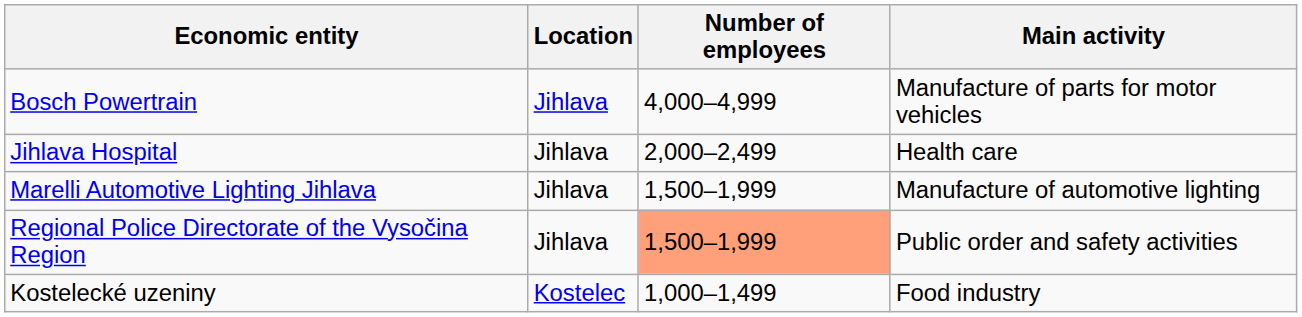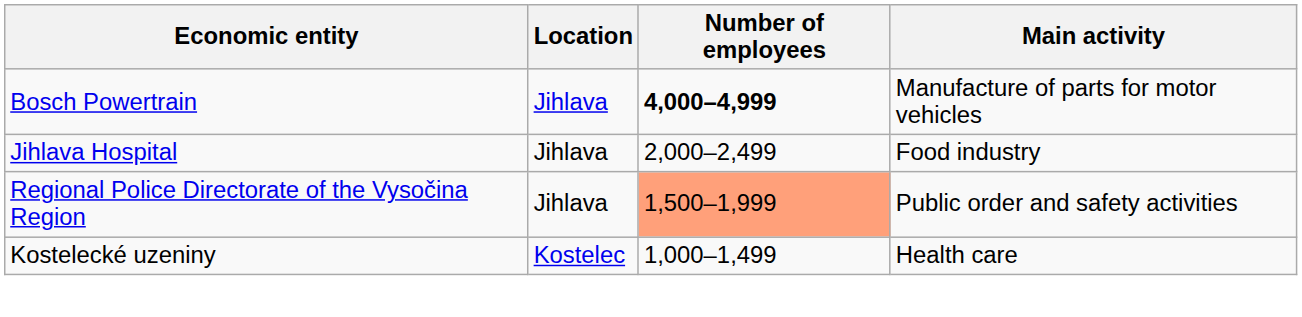(710, 101) normal -> (710, 101) bold
(957, 152) Health care -> (968, 152) Food industry
- row: (193, 190)
(968, 292) Food industry -> (957, 255) Health care
